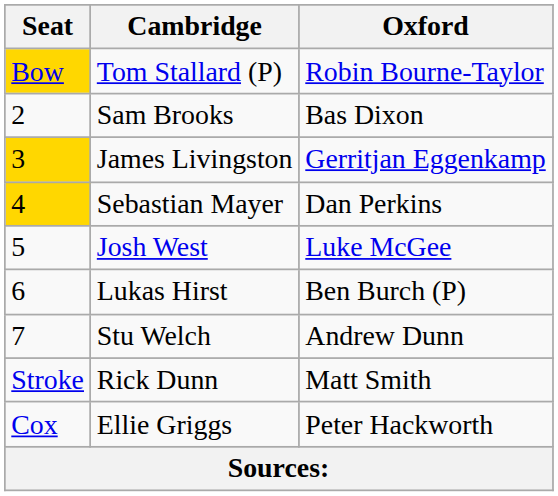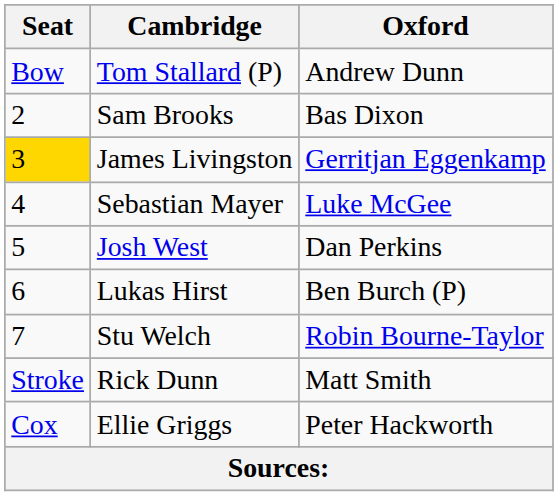(38, 70) gold background -> (38, 70) no background
(425, 70) Robin Bourne-Taylor -> (385, 70) Andrew Dunn
(18, 203) gold background -> (18, 203) no background
(374, 203) Dan Perkins -> (378, 203) Luke McGee
(378, 247) Luke McGee -> (374, 247) Dan Perkins
(385, 335) Andrew Dunn -> (425, 335) Robin Bourne-Taylor
